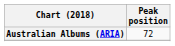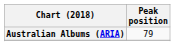(148, 34) 72 -> (148, 34) 79
